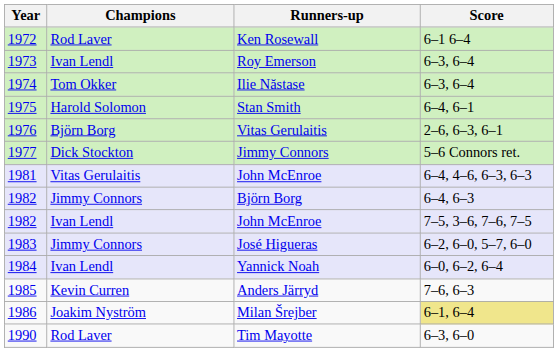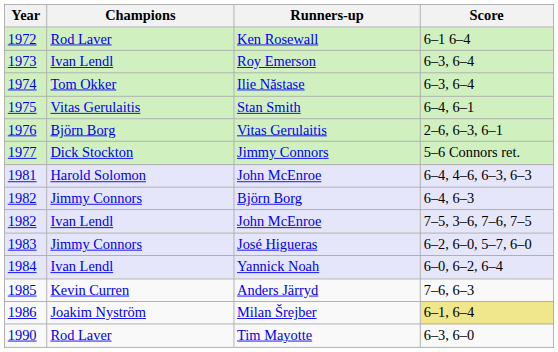(98, 107) Harold Solomon -> (95, 107) Vitas Gerulaitis
(95, 175) Vitas Gerulaitis -> (98, 175) Harold Solomon
